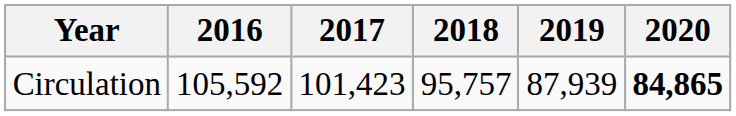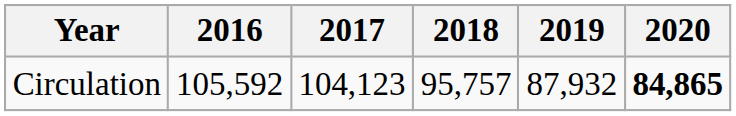(352, 82) 101,423 -> (352, 82) 104,123
(572, 82) 87,939 -> (572, 82) 87,932
